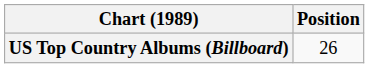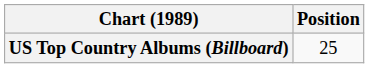(328, 47) 26 -> (328, 47) 25
